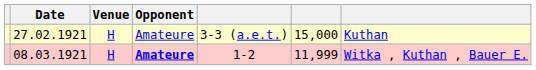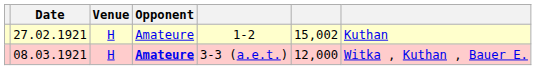(244, 34) 3-3 (a.e.t.) -> (244, 34) 1-2
(316, 34) 15,000 -> (316, 34) 15,002
(244, 54) 1-2 -> (244, 54) 3-3 (a.e.t.)
(316, 54) 11,999 -> (316, 54) 12,000
